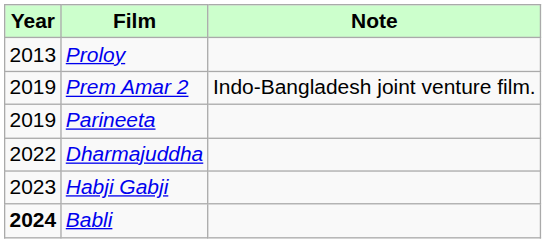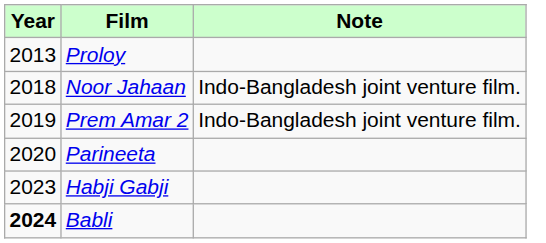+ row: (126, 87)
(33, 120) 2019 -> (33, 154) 2020
- row: (135, 154)
